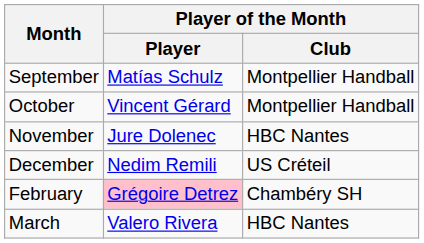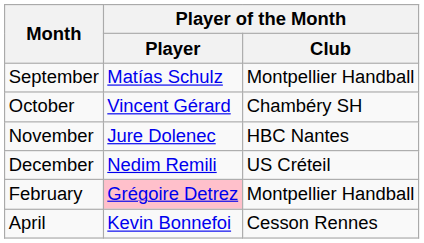(331, 106) Montpellier Handball -> (304, 106) Chambéry SH
(304, 194) Chambéry SH -> (331, 194) Montpellier Handball
- row: (34, 223)
+ row: (27, 223)
